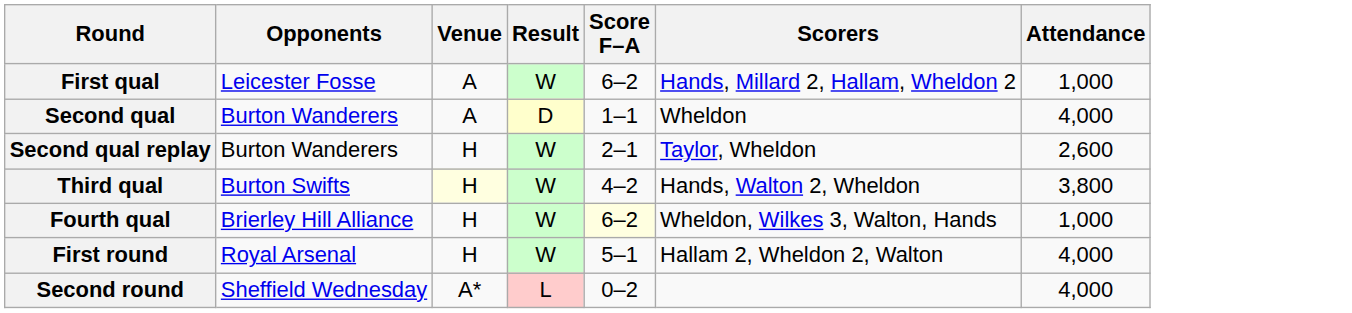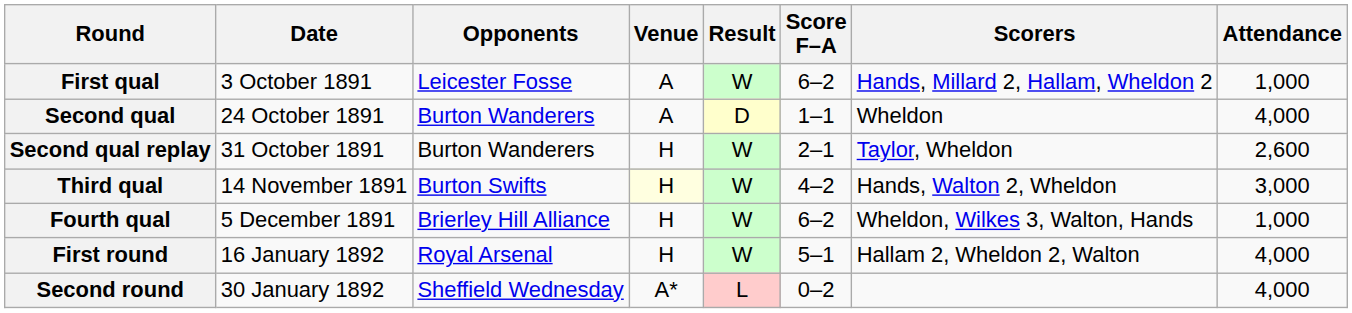+ column: (314, 34)
(1086, 185) 3,800 -> (1282, 185) 3,000
(620, 220) lightyellow background -> (816, 220) no background
